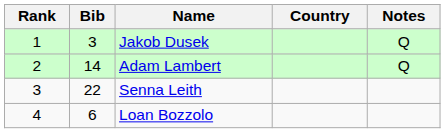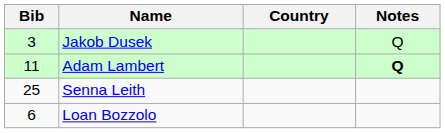- column: (37, 16)
(92, 66) 14 -> (32, 66) 11
(404, 66) normal -> (398, 66) bold
(92, 90) 22 -> (32, 90) 25
